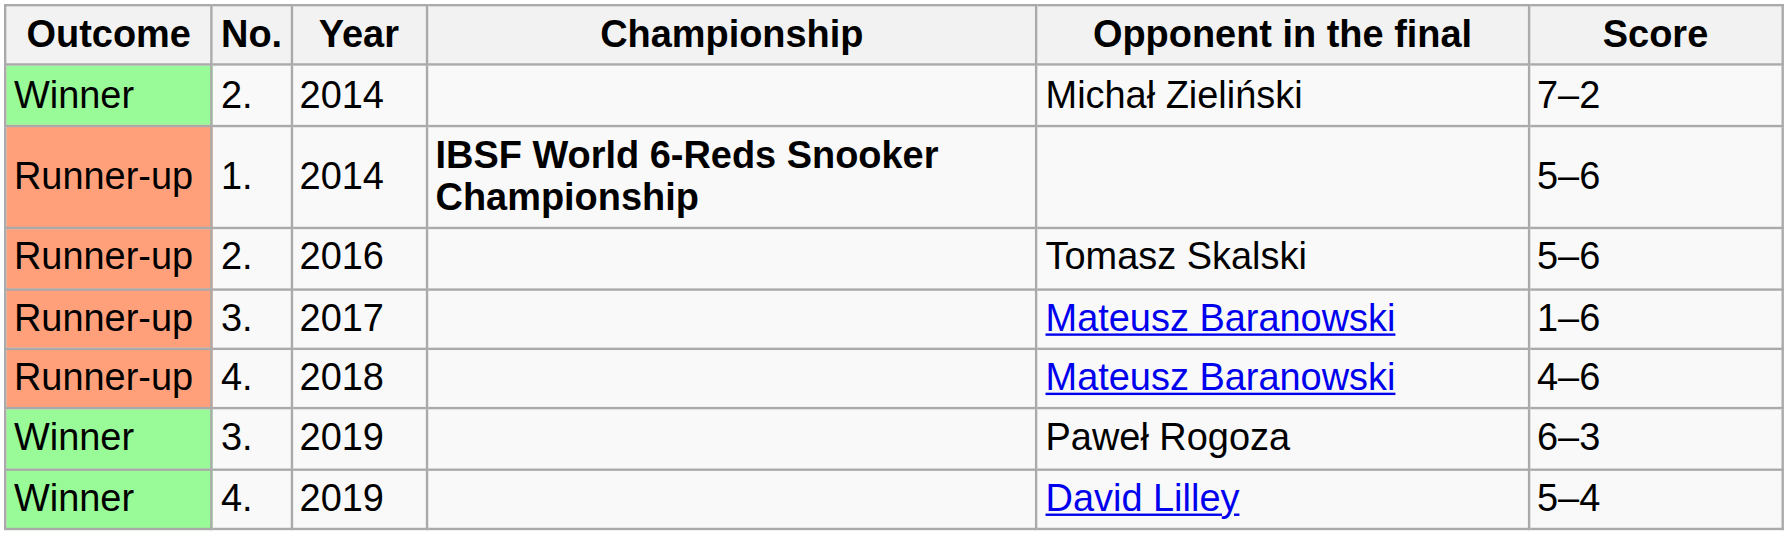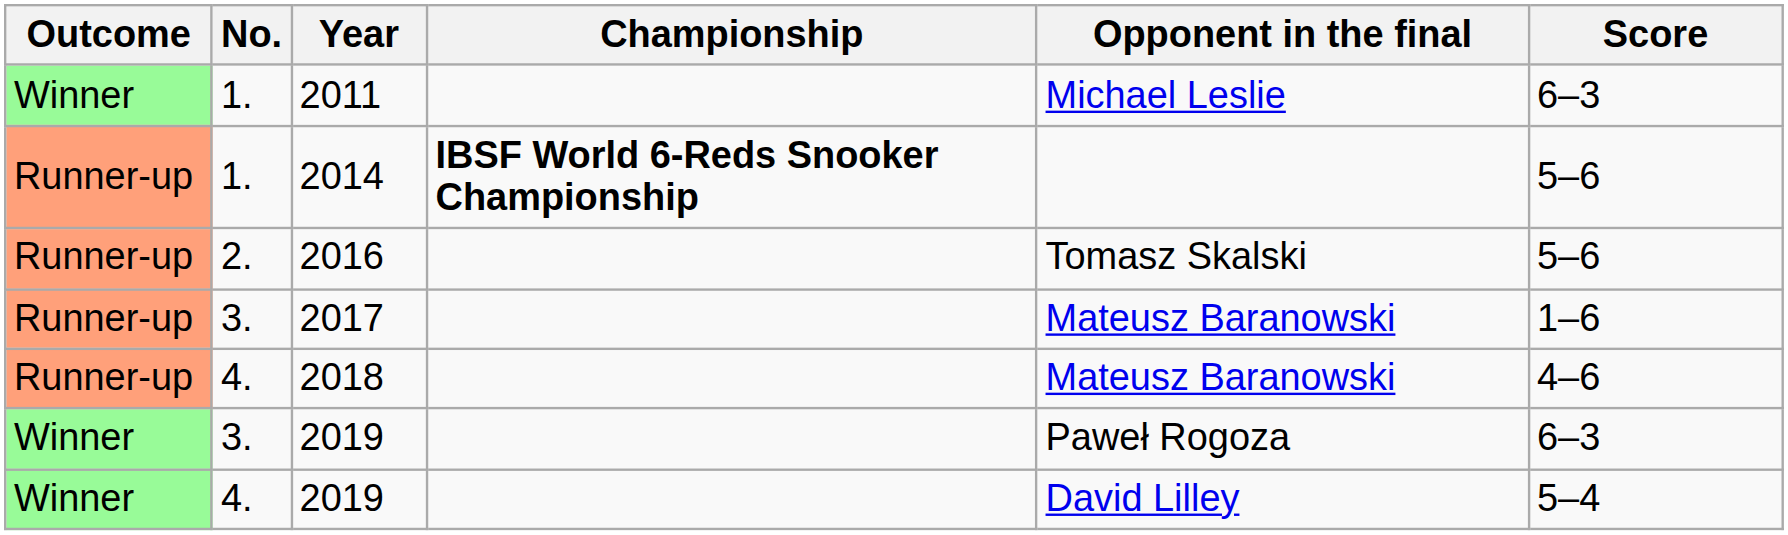+ row: (237, 94)
- row: (237, 94)
